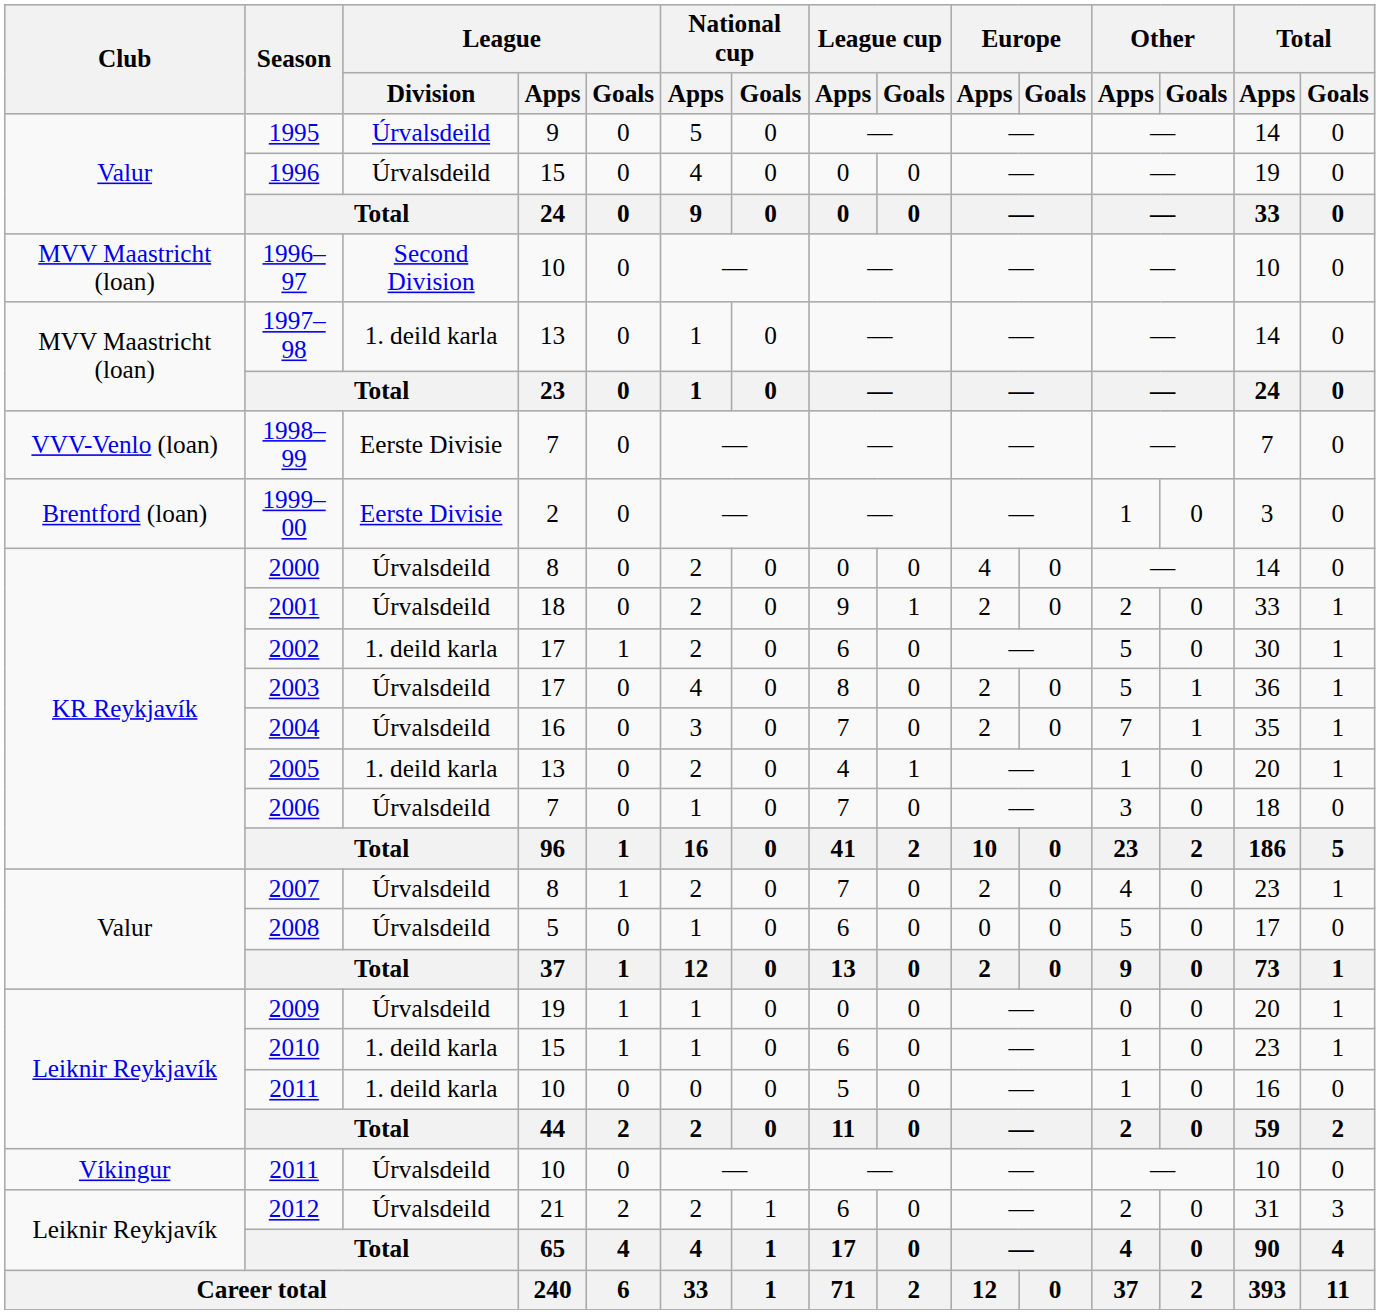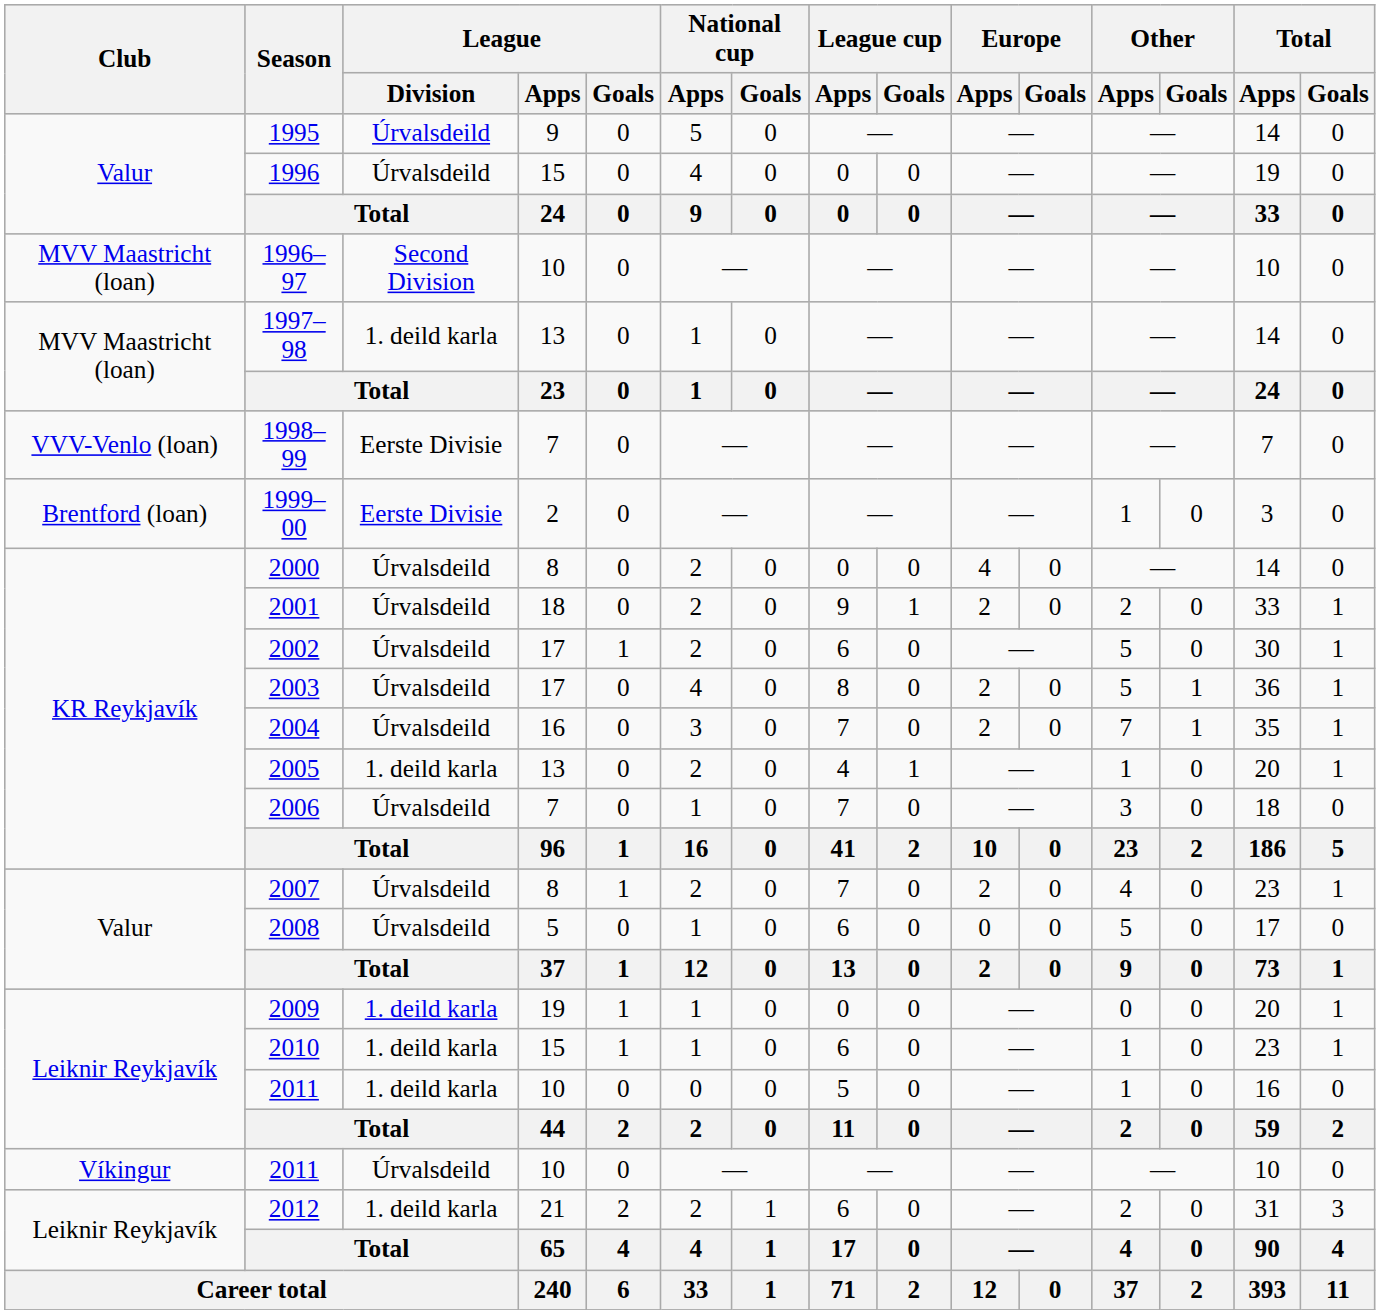(431, 647) 1. deild karla -> (431, 647) Úrvalsdeild
(431, 1008) Úrvalsdeild -> (431, 1008) 1. deild karla
(431, 1209) Úrvalsdeild -> (431, 1209) 1. deild karla
